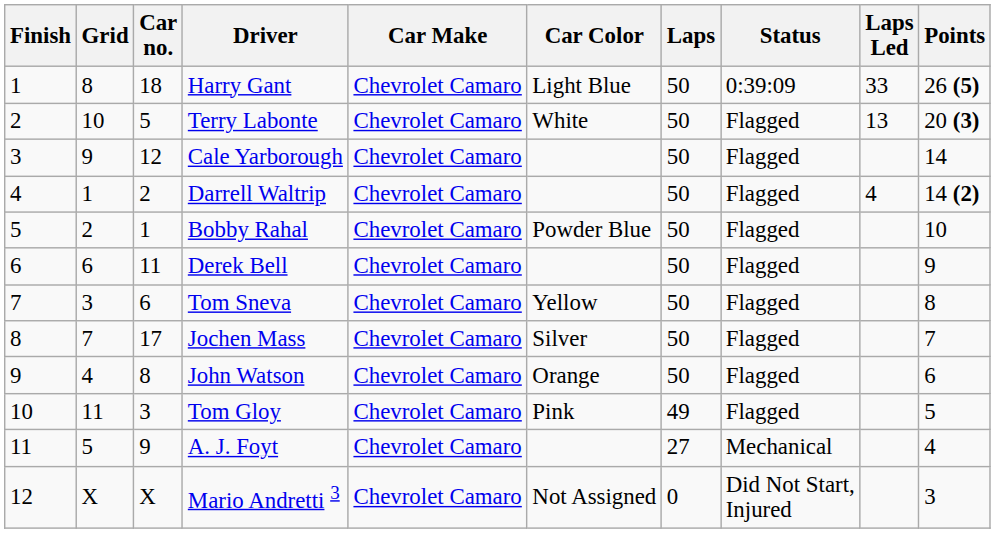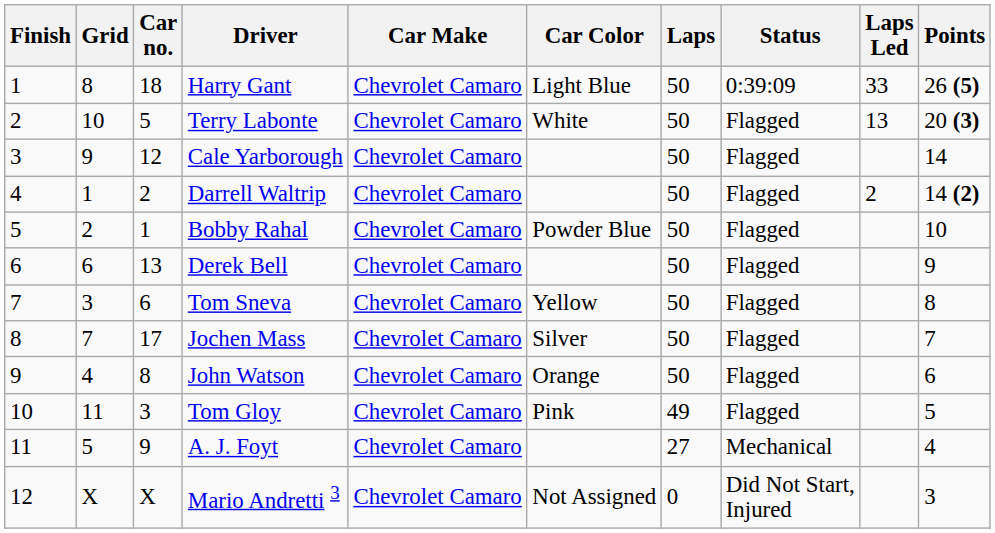(871, 193) 4 -> (871, 193) 2
(150, 266) 11 -> (151, 266) 13
